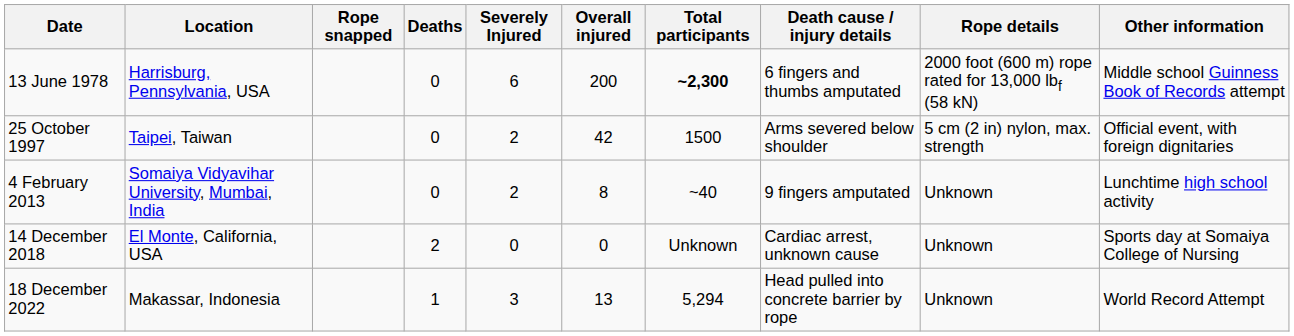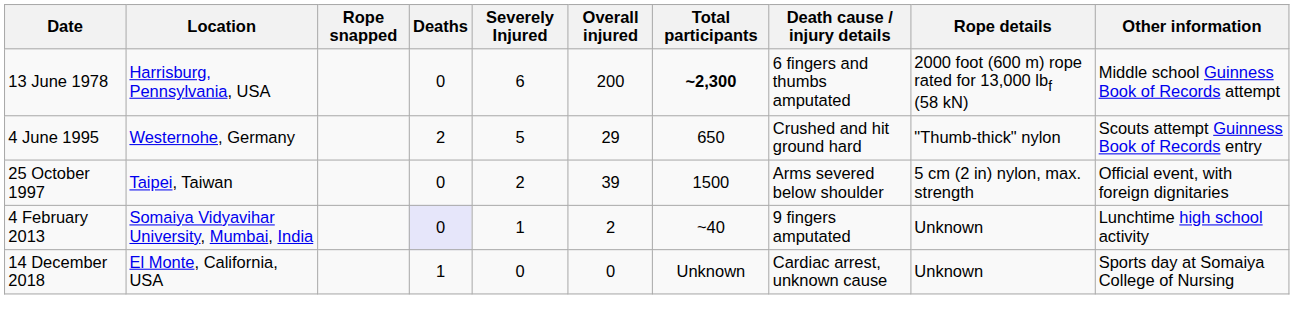+ row: (54, 138)
(604, 138) 42 -> (611, 182) 39
(435, 191) no background -> (441, 227) lavender background
(514, 191) 2 -> (520, 227) 1
(604, 191) 8 -> (611, 227) 2
(435, 245) 2 -> (441, 272) 1
- row: (58, 299)
